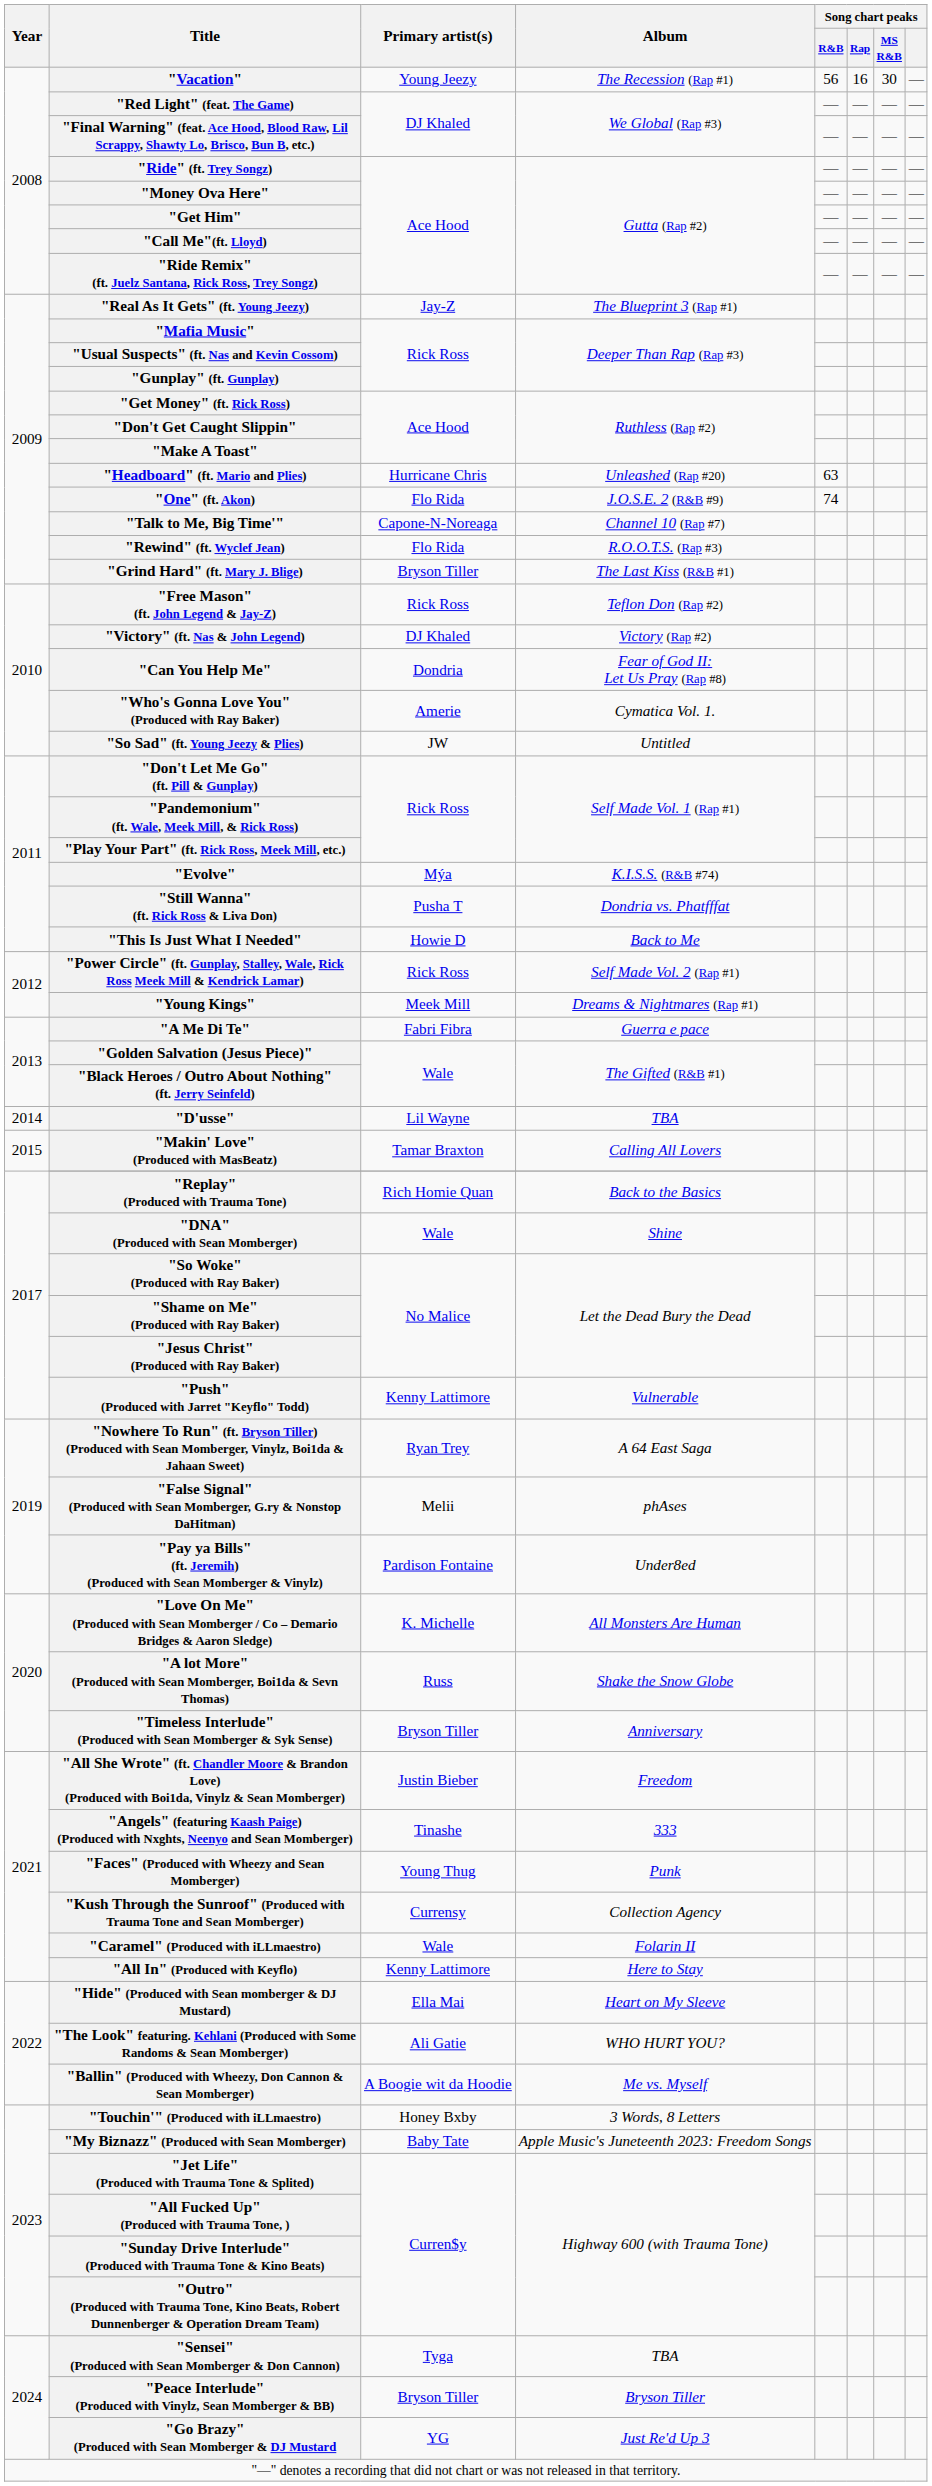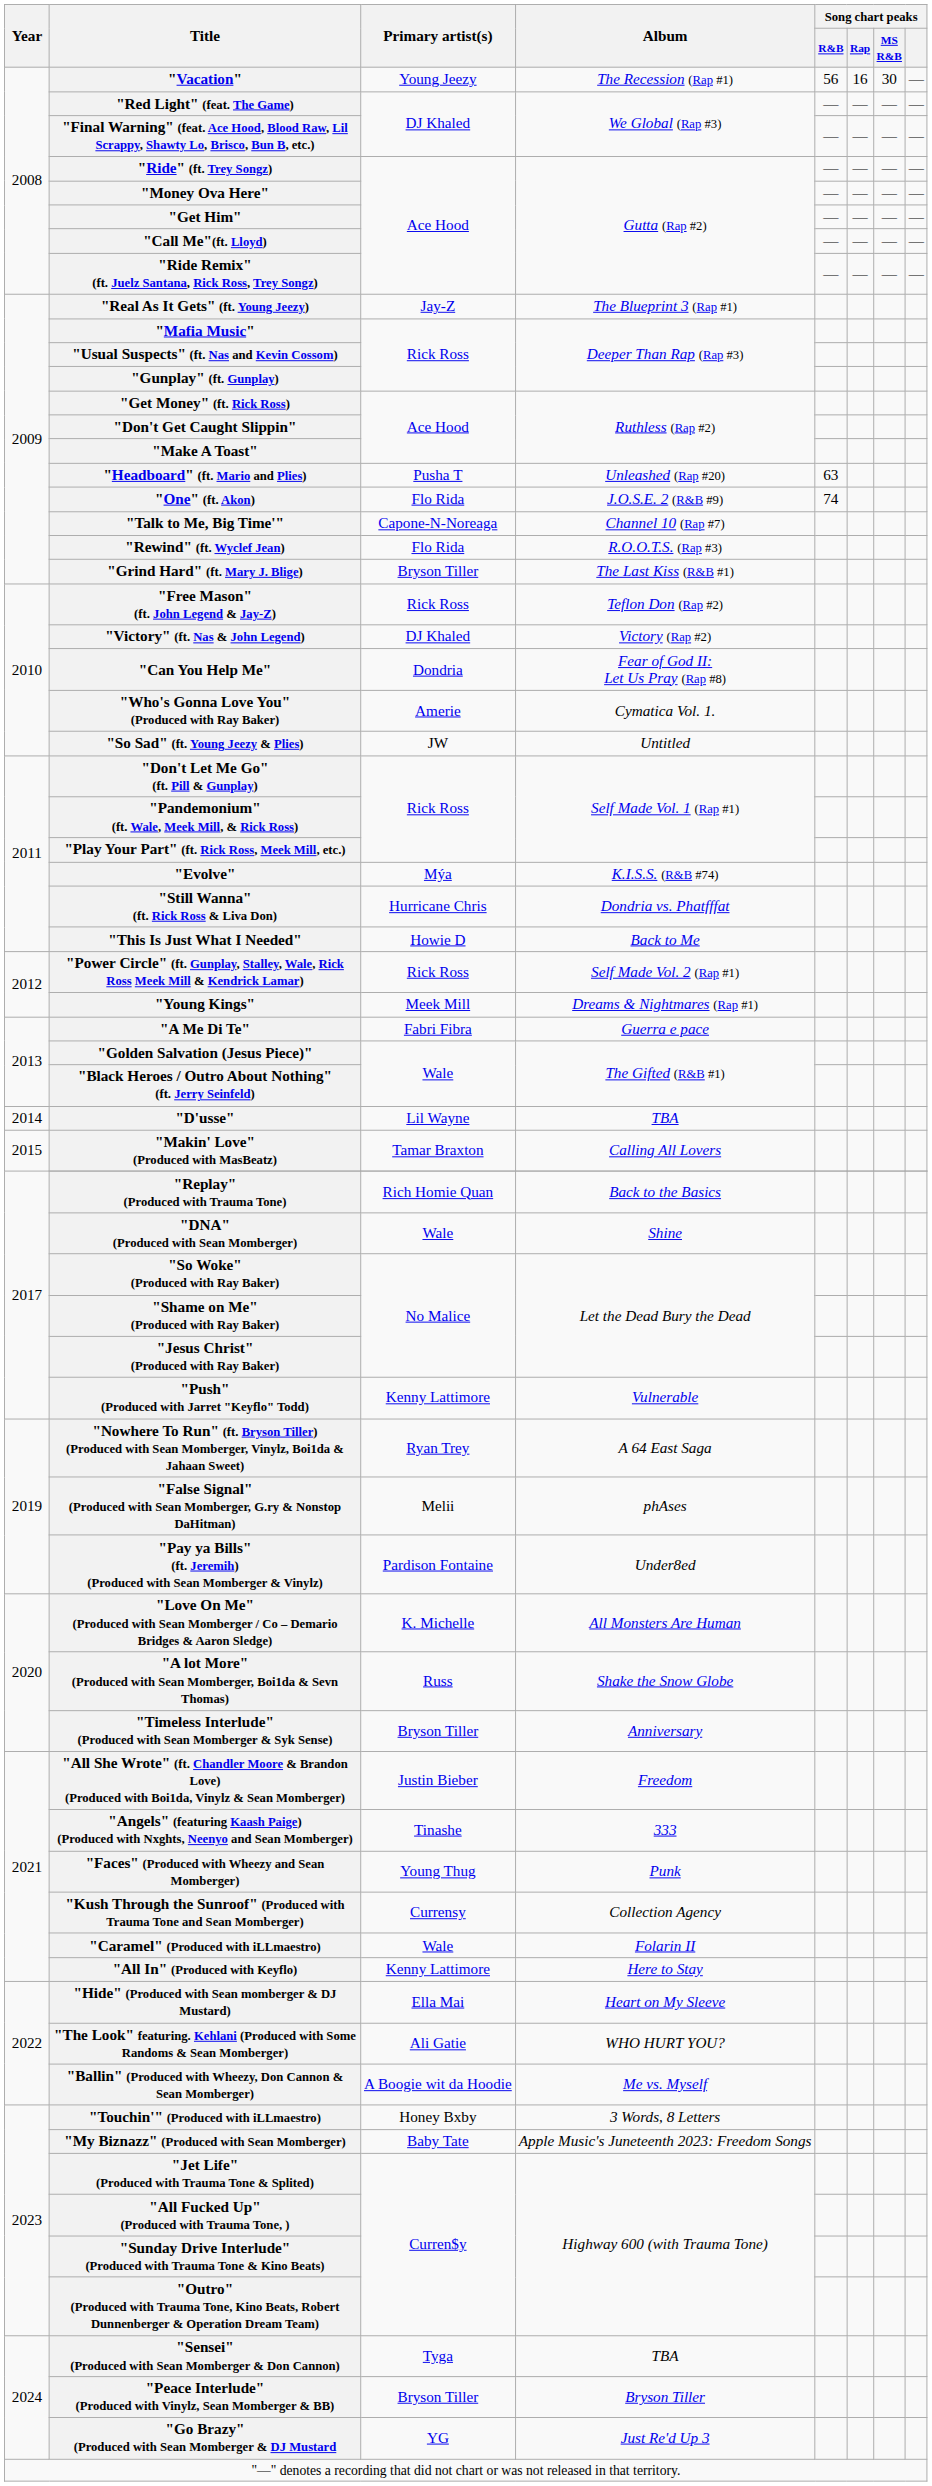(438, 475) Hurricane Chris -> (438, 475) Pusha T
(438, 906) Pusha T -> (438, 906) Hurricane Chris
